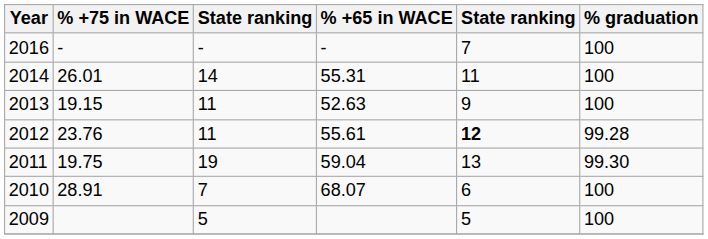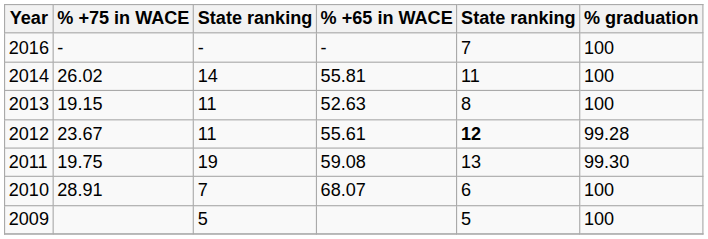(80, 76) 26.01 -> (80, 76) 26.02
(343, 76) 55.31 -> (343, 76) 55.81
(466, 104) 9 -> (466, 104) 8
(80, 133) 23.76 -> (80, 133) 23.67
(343, 162) 59.04 -> (343, 162) 59.08
